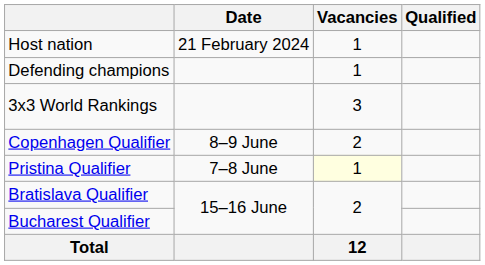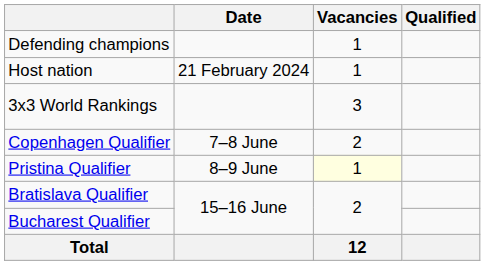rows swapped: (50, 44) <-> (89, 70)
(244, 141) 8–9 June -> (244, 141) 7–8 June
(244, 168) 7–8 June -> (244, 168) 8–9 June
